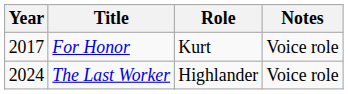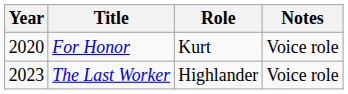(26, 46) 2017 -> (26, 46) 2020
(26, 74) 2024 -> (26, 74) 2023
